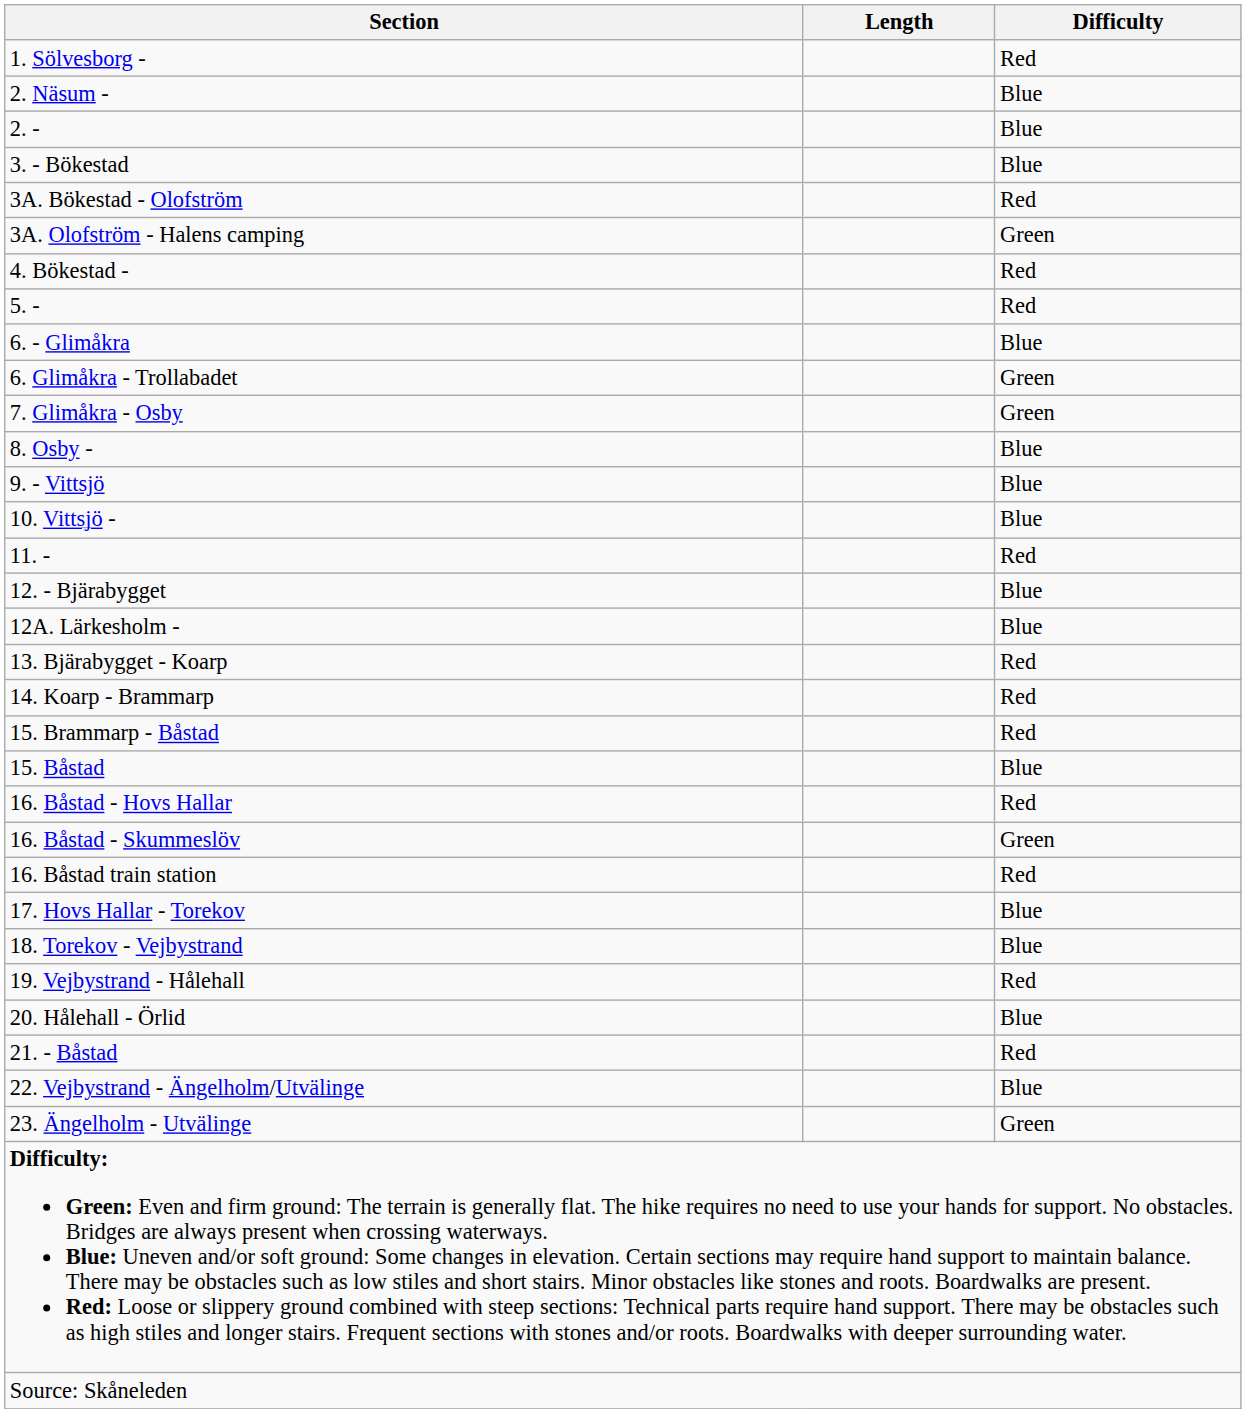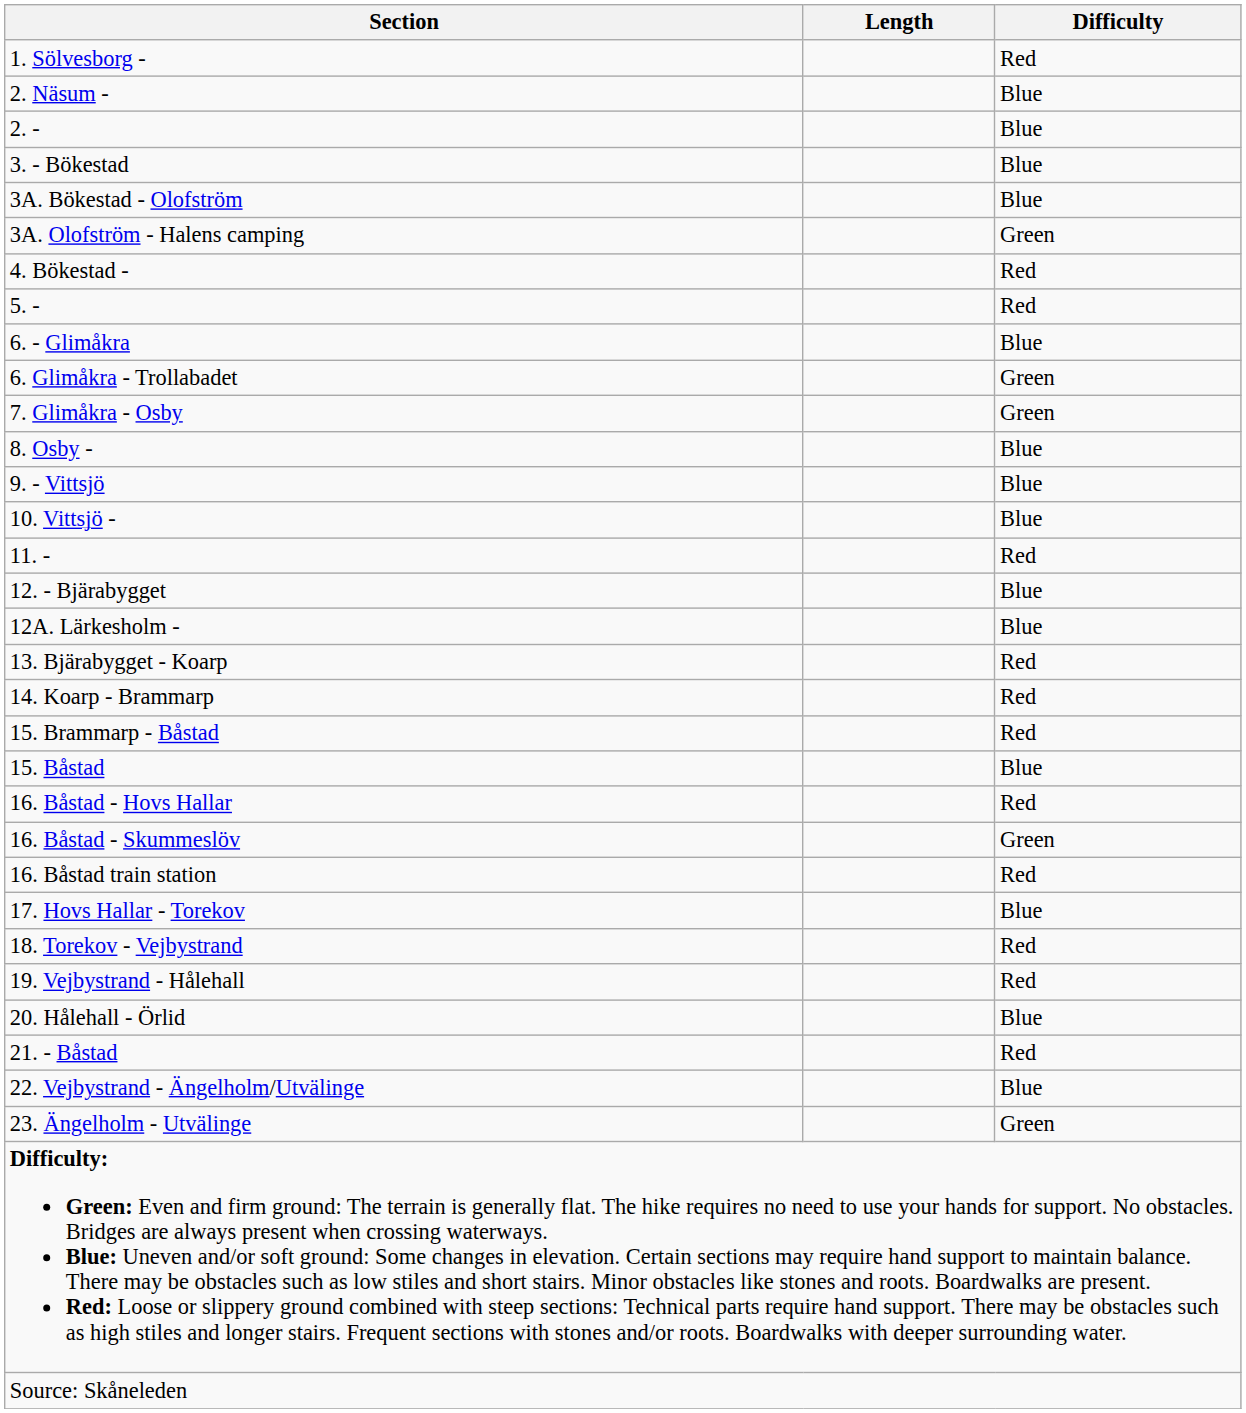(1018, 199) Red -> (1021, 199) Blue
(1021, 945) Blue -> (1018, 945) Red
